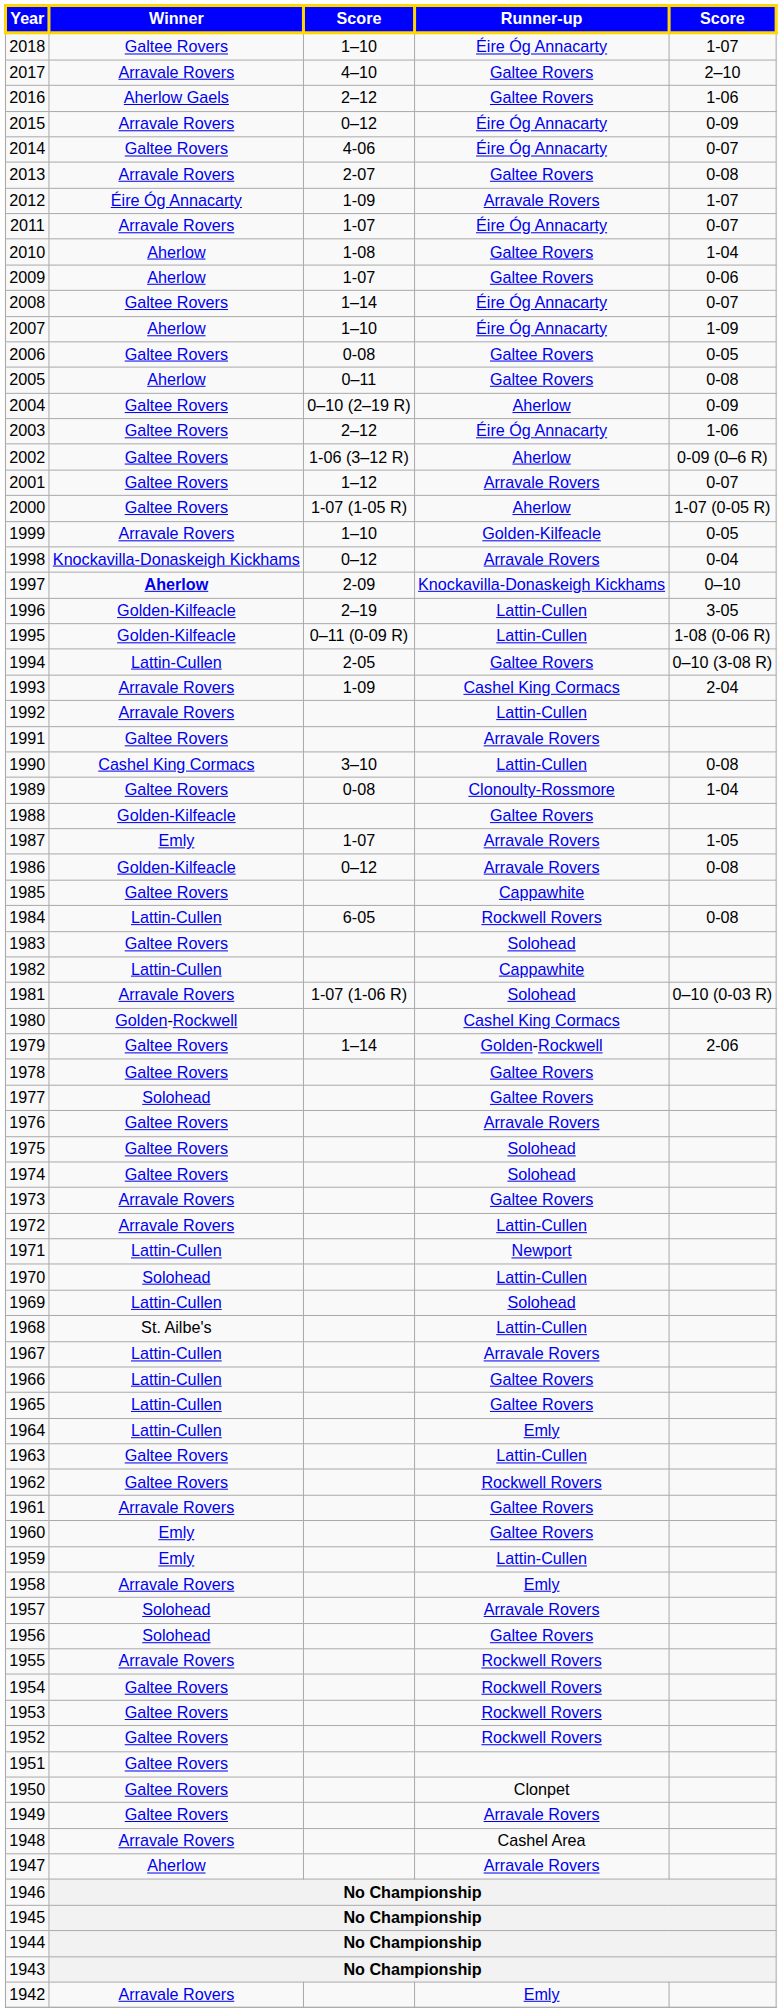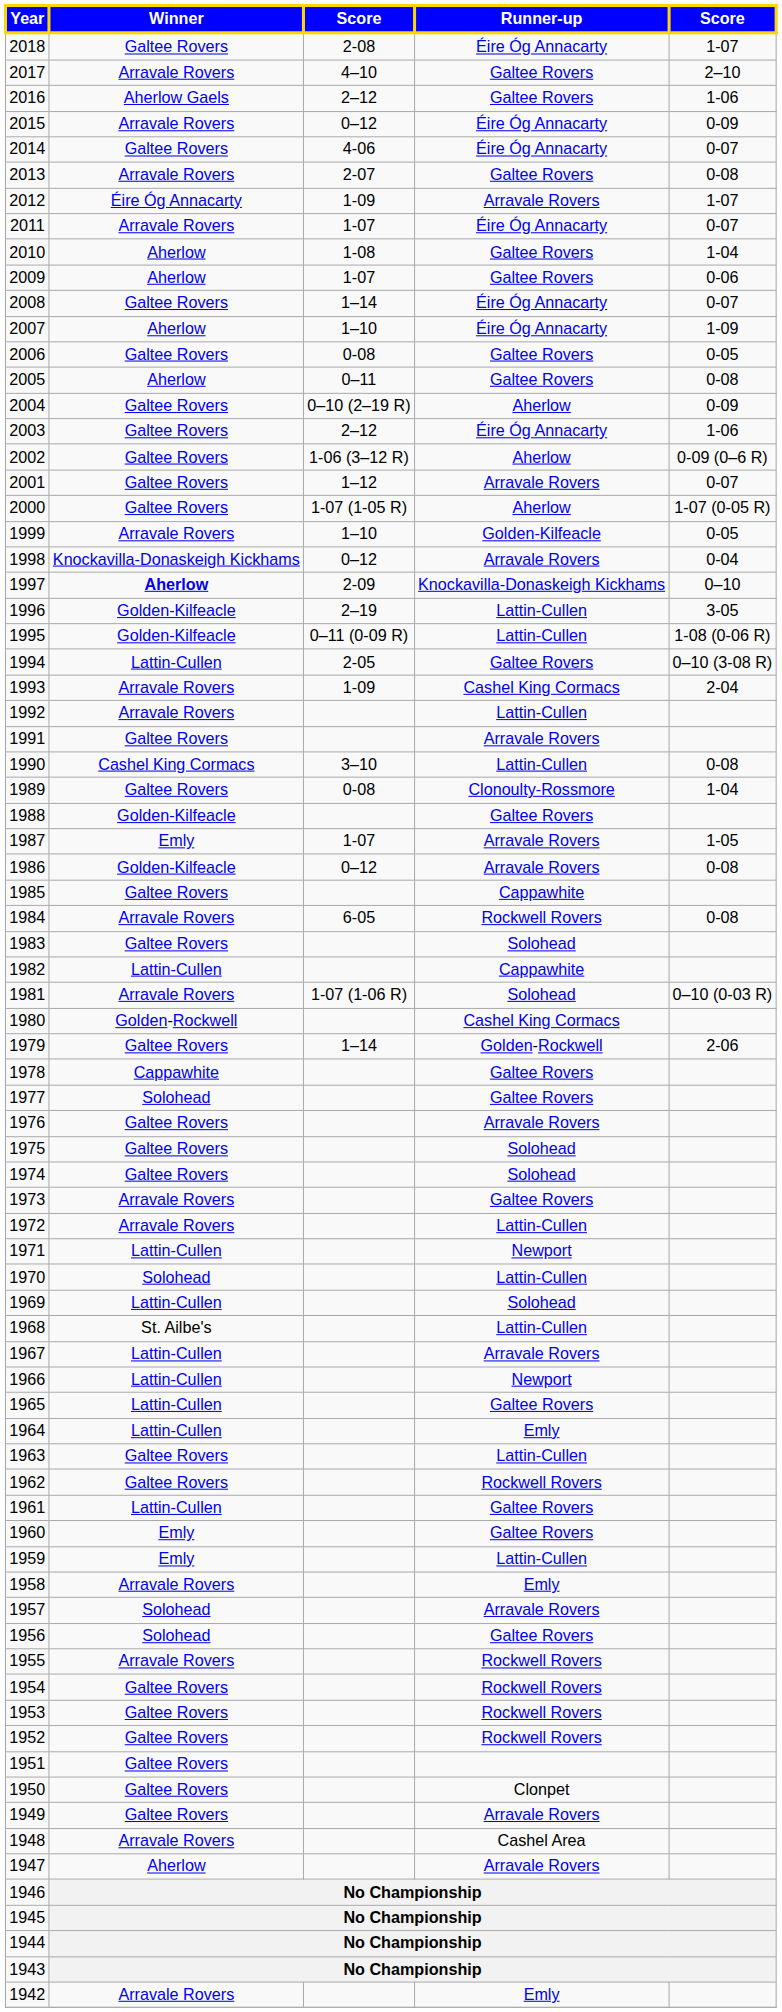(359, 46) 1–10 -> (359, 46) 2-08
(176, 918) Lattin-Cullen -> (176, 918) Arravale Rovers
(176, 1072) Galtee Rovers -> (176, 1072) Cappawhite
(542, 1379) Galtee Rovers -> (542, 1379) Newport
(176, 1507) Arravale Rovers -> (176, 1507) Lattin-Cullen
